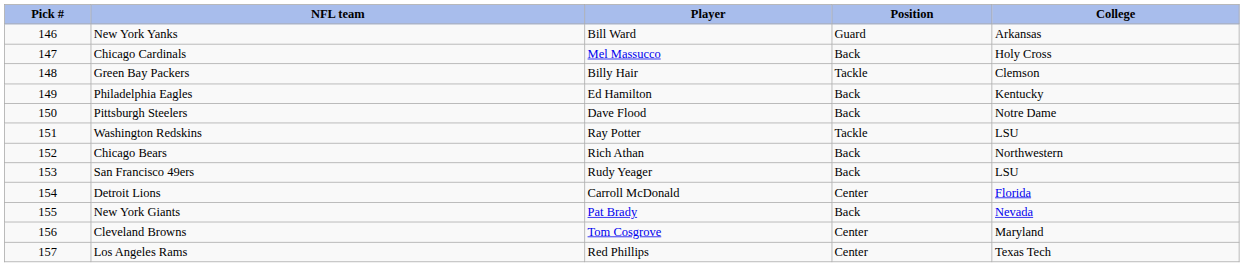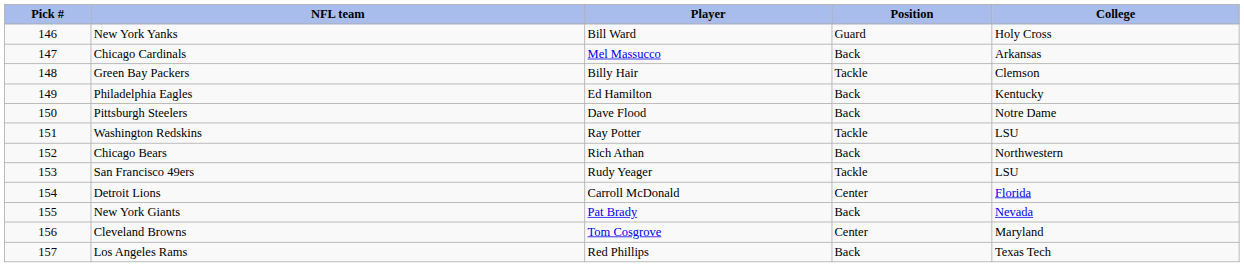(1018, 34) Arkansas -> (1023, 34) Holy Cross
(1023, 53) Holy Cross -> (1018, 53) Arkansas
(847, 172) Back -> (851, 172) Tackle
(851, 251) Center -> (847, 251) Back
